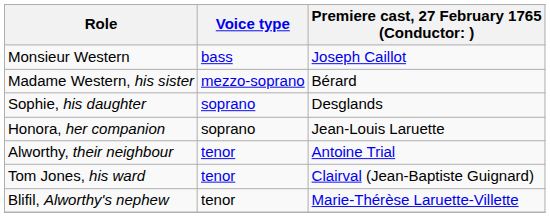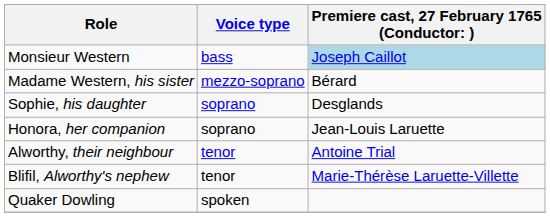(359, 57) no background -> (359, 57) lightblue background
- row: (76, 176)
+ row: (61, 200)
